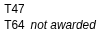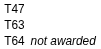+ row: (14, 25)
